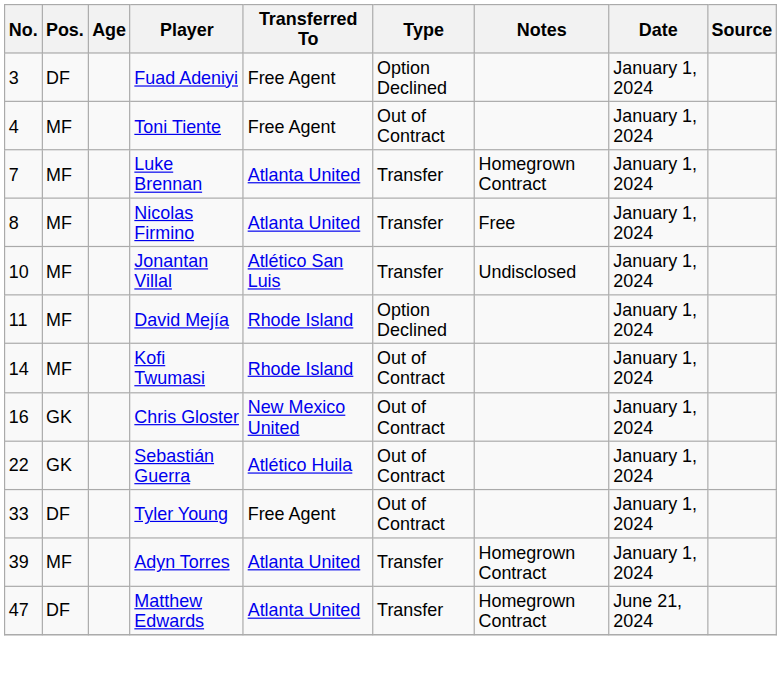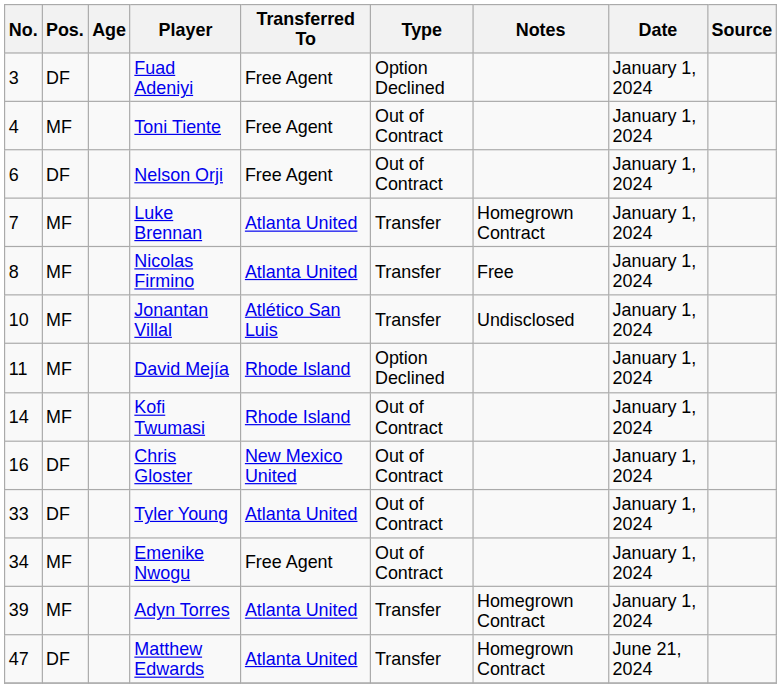+ row: (179, 174)
(59, 417) GK -> (58, 465) DF
- row: (174, 465)
(292, 514) Free Agent -> (301, 514) Atlanta United
+ row: (169, 562)
